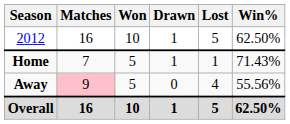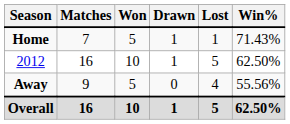rows swapped: (31, 38) <-> (31, 61)
(86, 84) pink background -> (86, 84) no background
